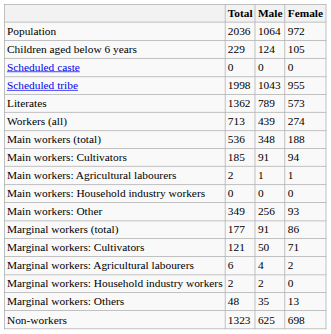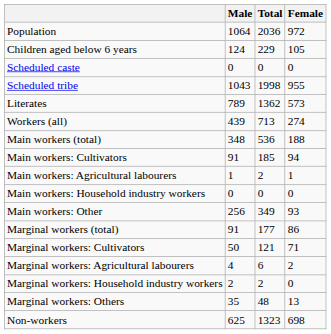columns swapped: (240, 13) <-> (270, 13)
